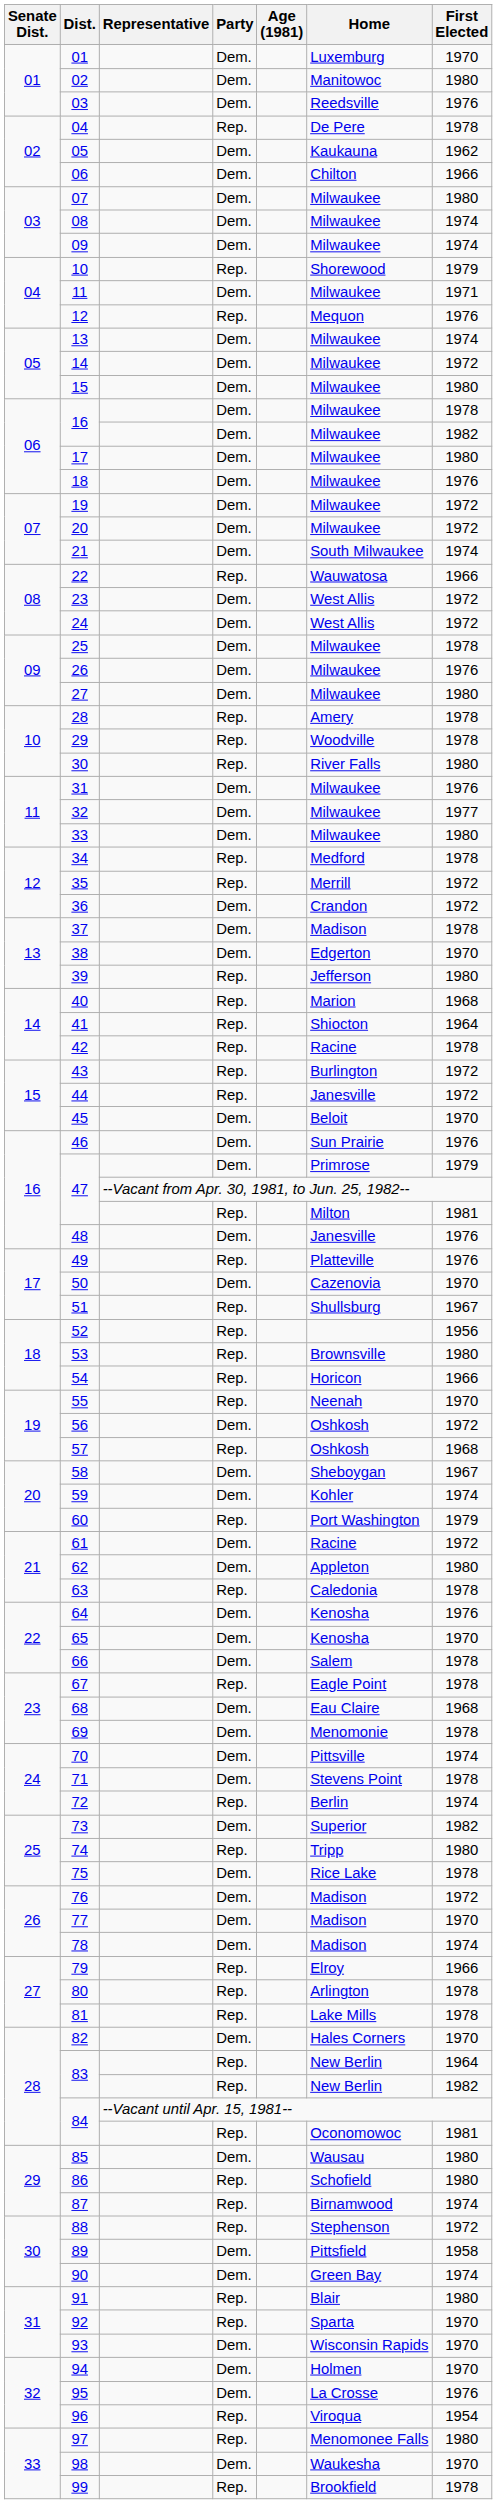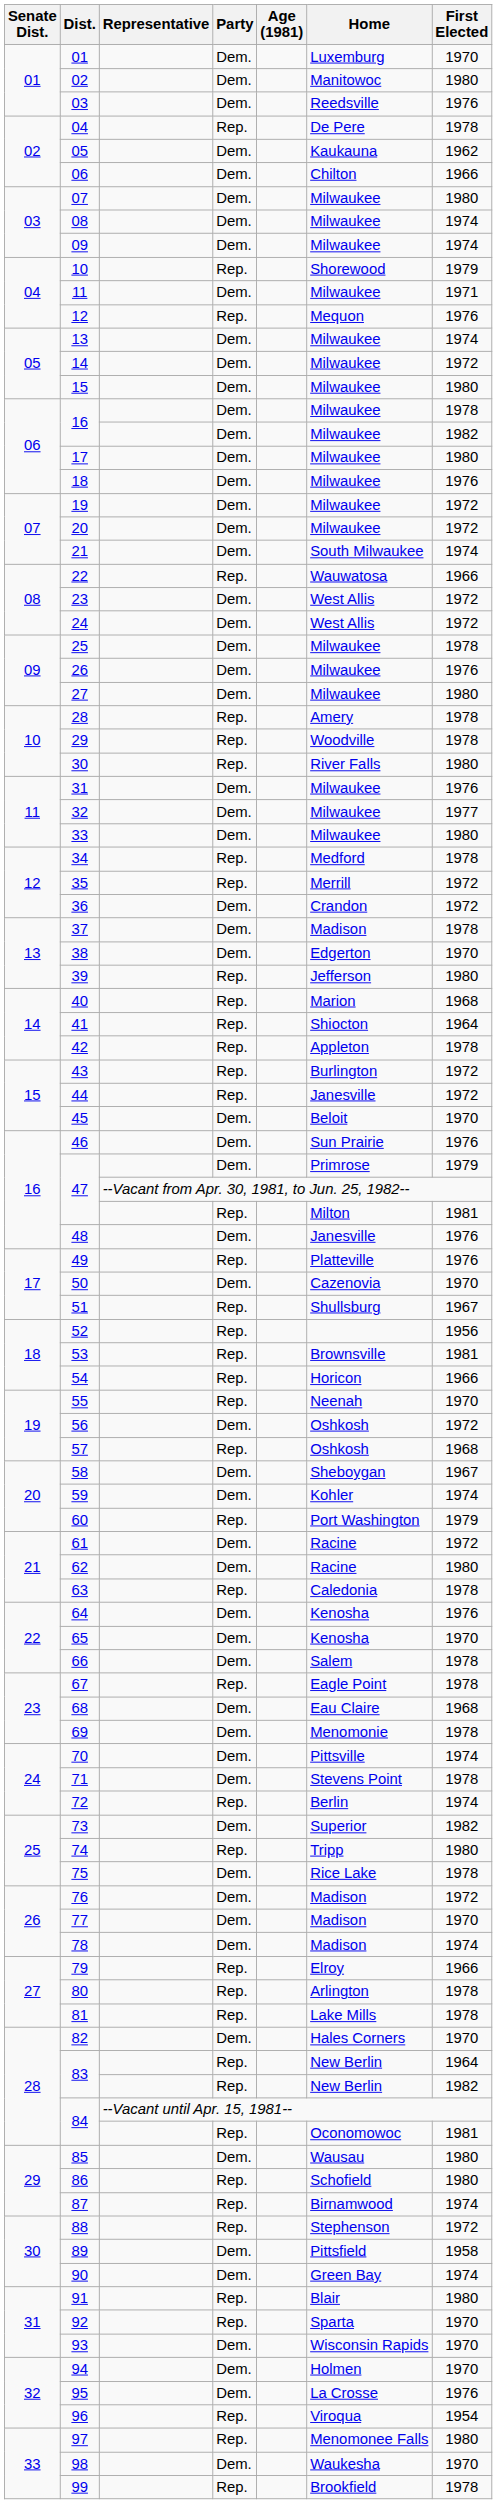(333, 1047) Racine -> (340, 1047) Appleton
(462, 1354) 1980 -> (462, 1354) 1981
(340, 1566) Appleton -> (333, 1566) Racine
